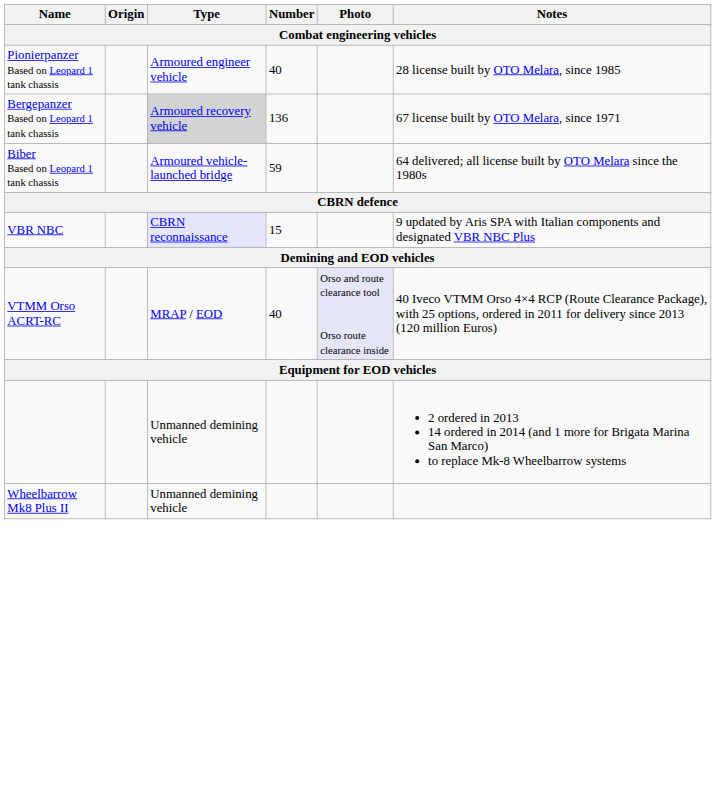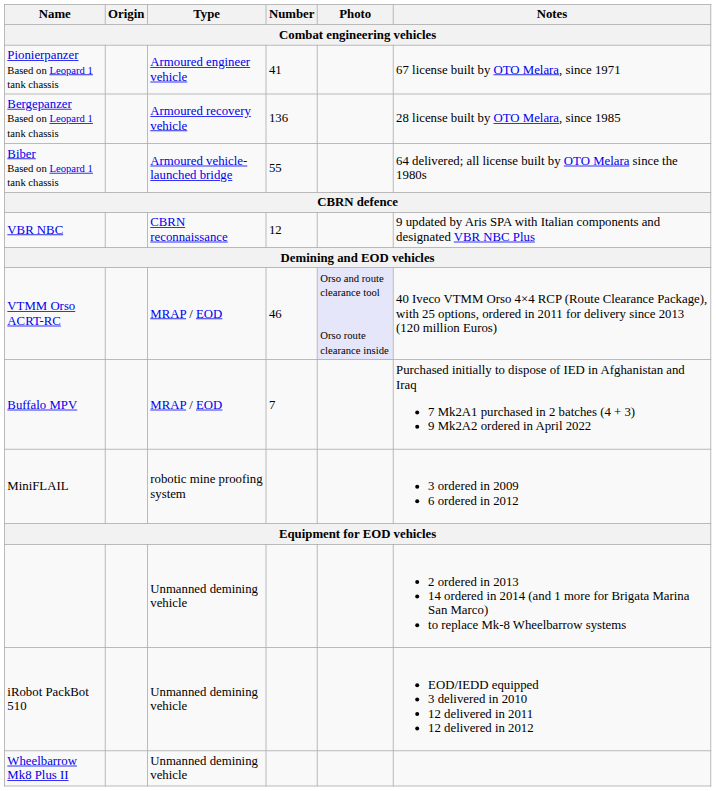(275, 69) 40 -> (275, 69) 41
(508, 69) 28 license built by OTO Melara, since 1985 -> (508, 69) 67 license built by OTO Melara, since 1971
(201, 118) lightgrey background -> (201, 118) no background
(508, 118) 67 license built by OTO Melara, since 1971 -> (508, 118) 28 license built by OTO Melara, since 1985
(275, 167) 59 -> (275, 167) 55
(189, 230) lavender background -> (189, 230) no background
(275, 230) 15 -> (275, 230) 12
(275, 313) 40 -> (275, 313) 46
+ row: (42, 404)
+ row: (38, 486)
+ row: (48, 699)
